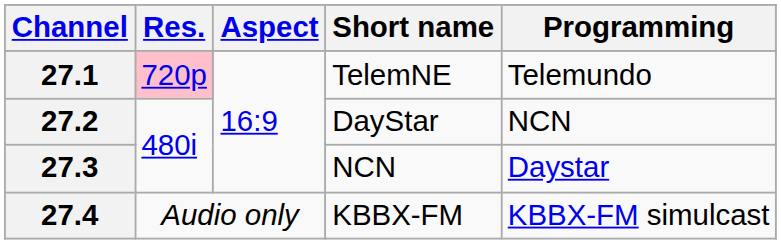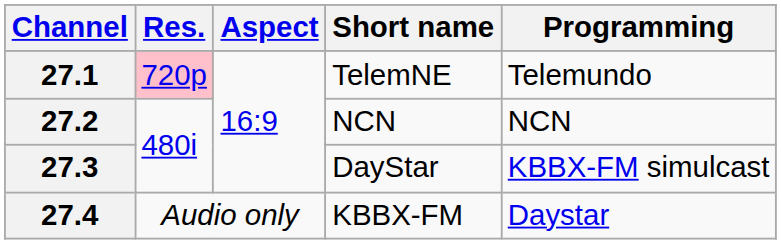(385, 121) DayStar -> (364, 121) NCN
(364, 167) NCN -> (385, 167) DayStar
(558, 167) Daystar -> (639, 167) KBBX-FM simulcast
(639, 214) KBBX-FM simulcast -> (558, 214) Daystar
